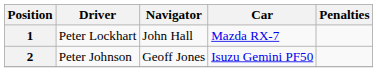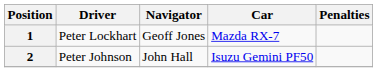(168, 35) John Hall -> (174, 35) Geoff Jones
(174, 56) Geoff Jones -> (168, 56) John Hall
